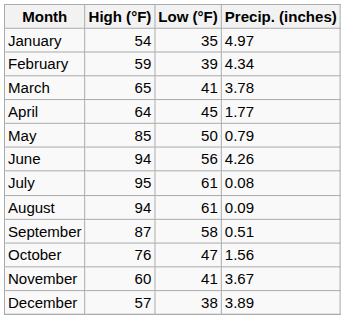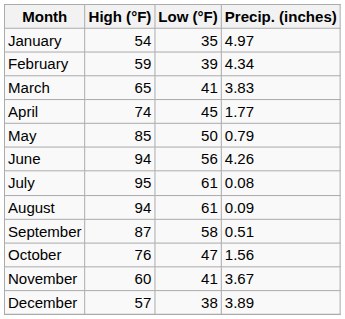(239, 88) 3.78 -> (239, 88) 3.83
(143, 112) 64 -> (143, 112) 74
